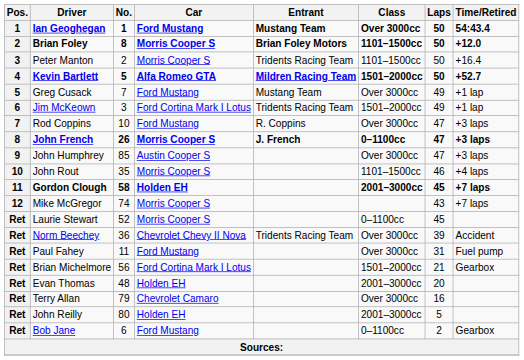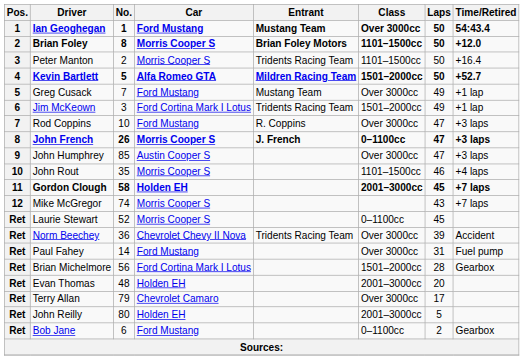(124, 252) 11 -> (124, 252) 14
(439, 268) 21 -> (439, 268) 28
(439, 299) 16 -> (439, 299) 17
